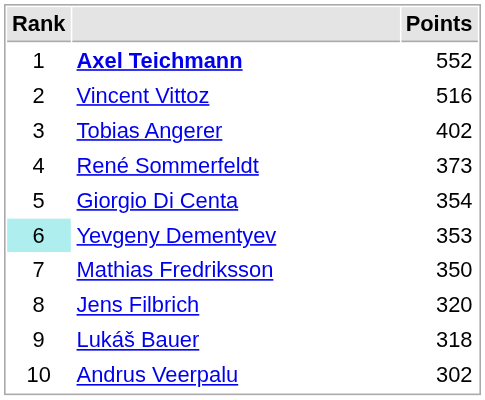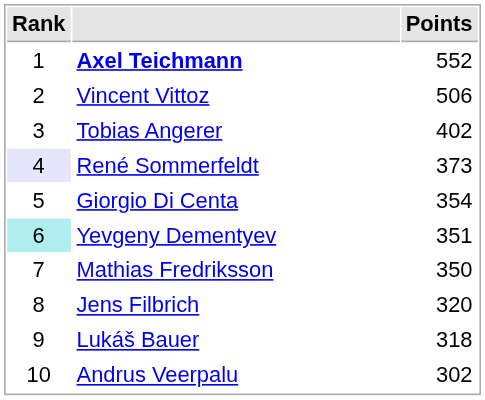(454, 95) 516 -> (454, 95) 506
(39, 165) no background -> (39, 165) lavender background
(454, 235) 353 -> (454, 235) 351
